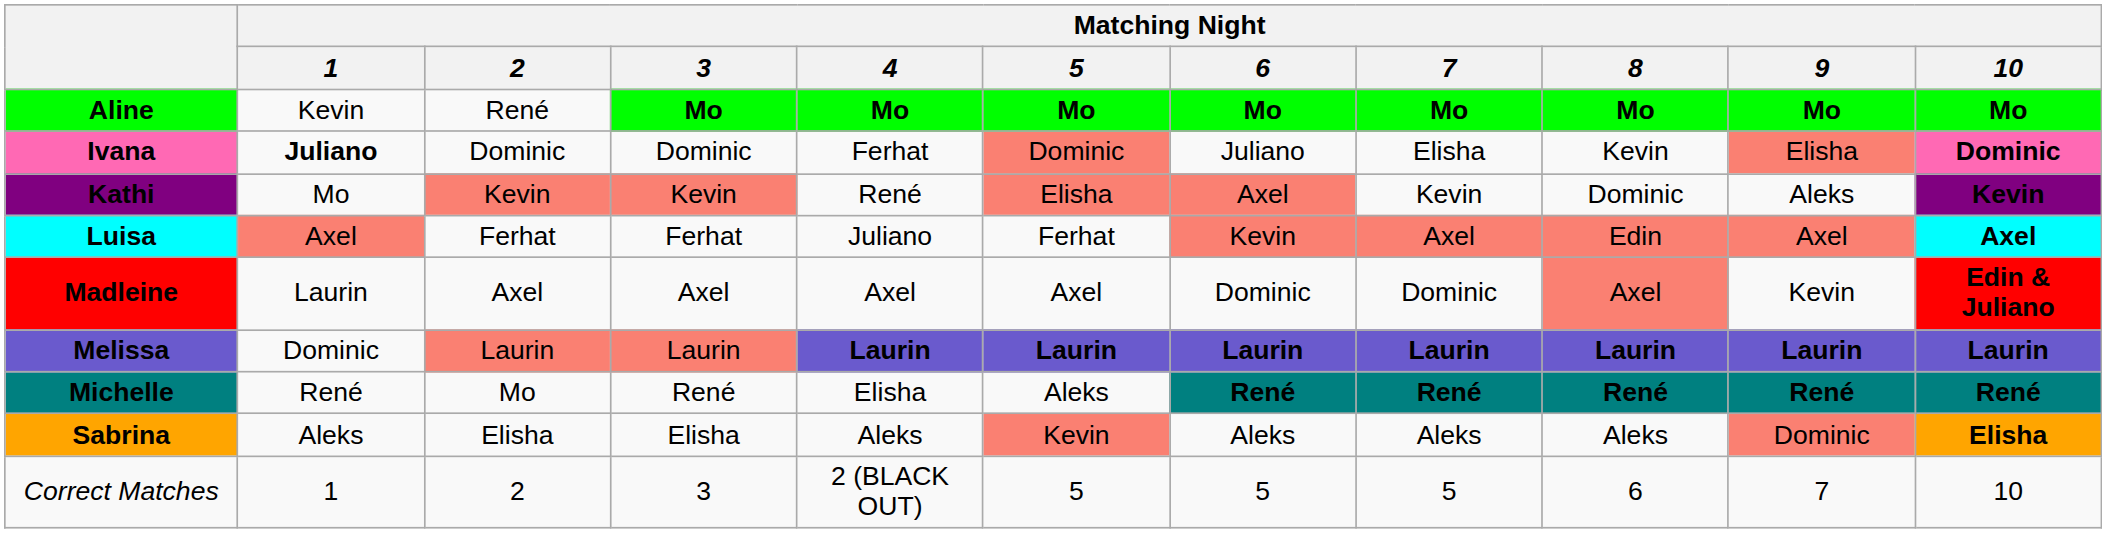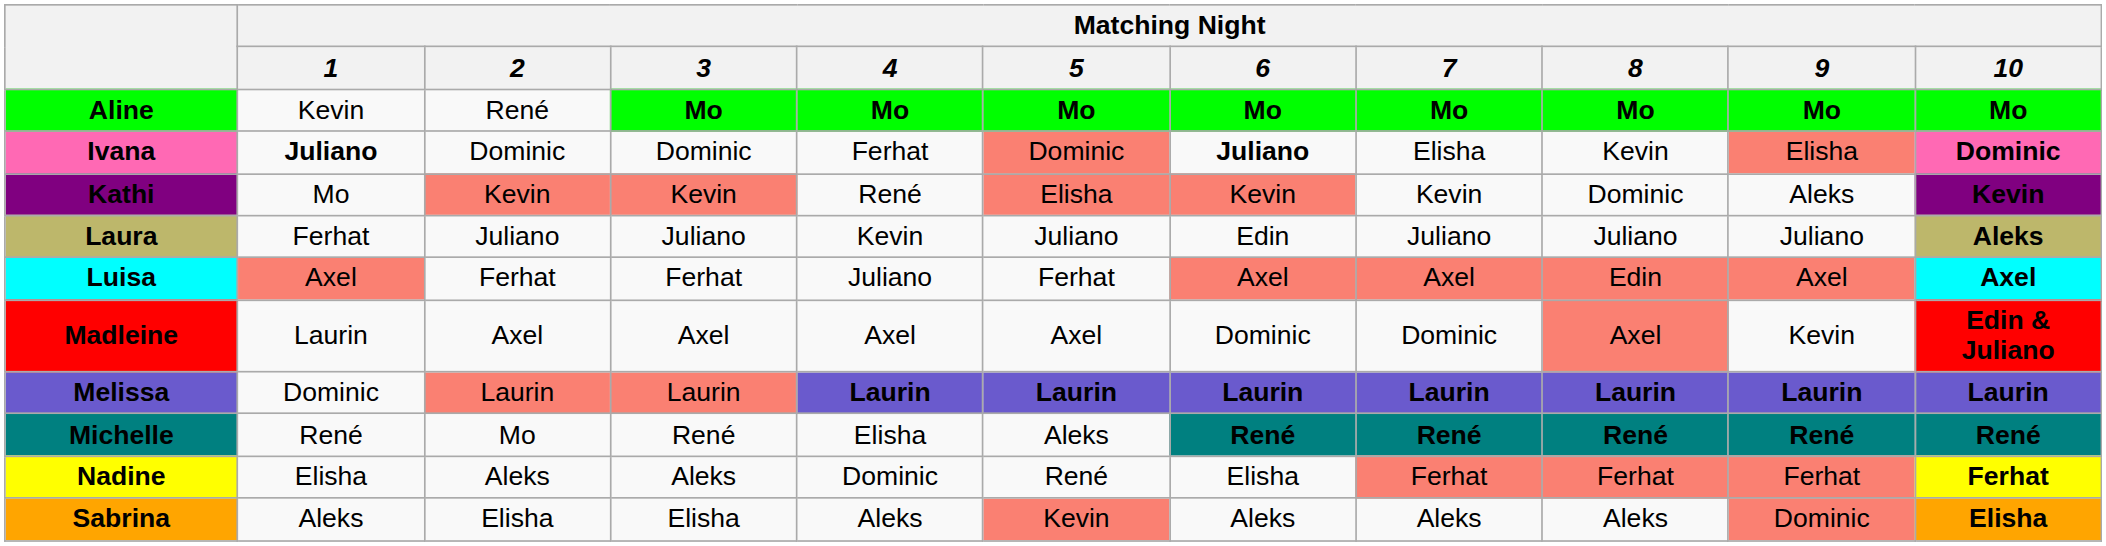(1263, 151) normal -> (1263, 151) bold
(1263, 194) Axel -> (1263, 194) Kevin
+ row: (121, 236)
(1263, 236) Kevin -> (1263, 278) Axel
+ row: (121, 476)
- row: (121, 491)
